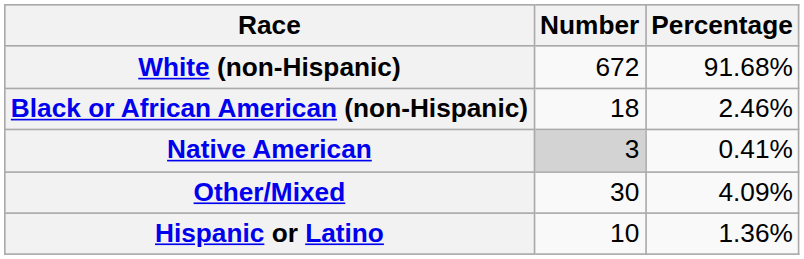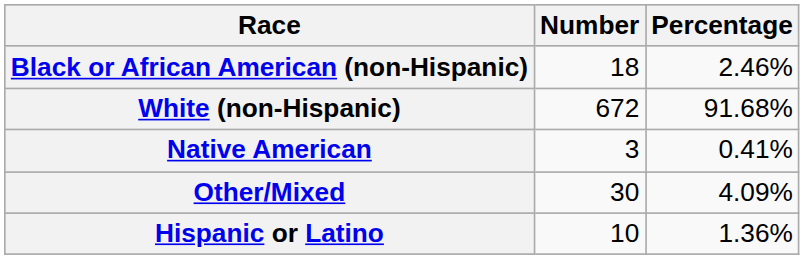rows swapped: (269, 66) <-> (269, 108)
(632, 150) lightgrey background -> (632, 150) no background
